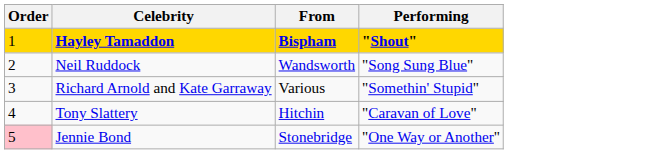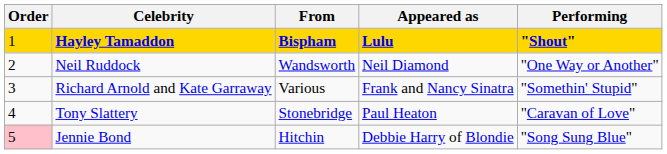+ column: (438, 16)
(418, 64) "Song Sung Blue" -> (590, 64) "One Way or Another"
(301, 112) Hitchin -> (315, 112) Stonebridge
(315, 137) Stonebridge -> (301, 137) Hitchin
(431, 137) "One Way or Another" -> (576, 137) "Song Sung Blue"
